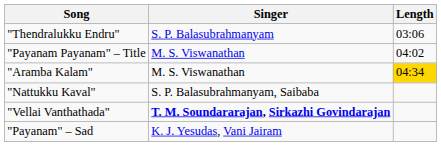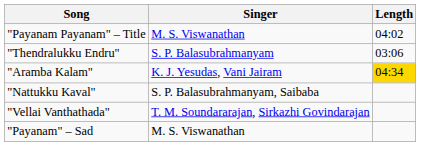rows swapped: (76, 53) <-> (63, 33)
(198, 72) M. S. Viswanathan -> (217, 72) K. J. Yesudas, Vani Jairam
(271, 111) bold -> (260, 111) normal
(217, 131) K. J. Yesudas, Vani Jairam -> (198, 131) M. S. Viswanathan
